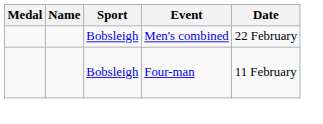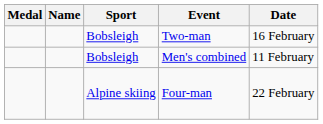+ row: (186, 36)
(266, 36) 22 February -> (283, 57) 11 February
(112, 72) Bobsleigh -> (121, 94) Alpine skiing
(266, 72) 11 February -> (283, 94) 22 February
